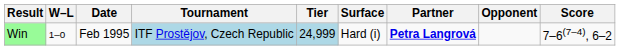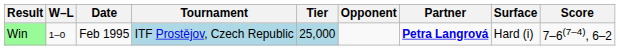columns swapped: (363, 13) <-> (509, 13)
(317, 34) 24,999 -> (317, 34) 25,000
